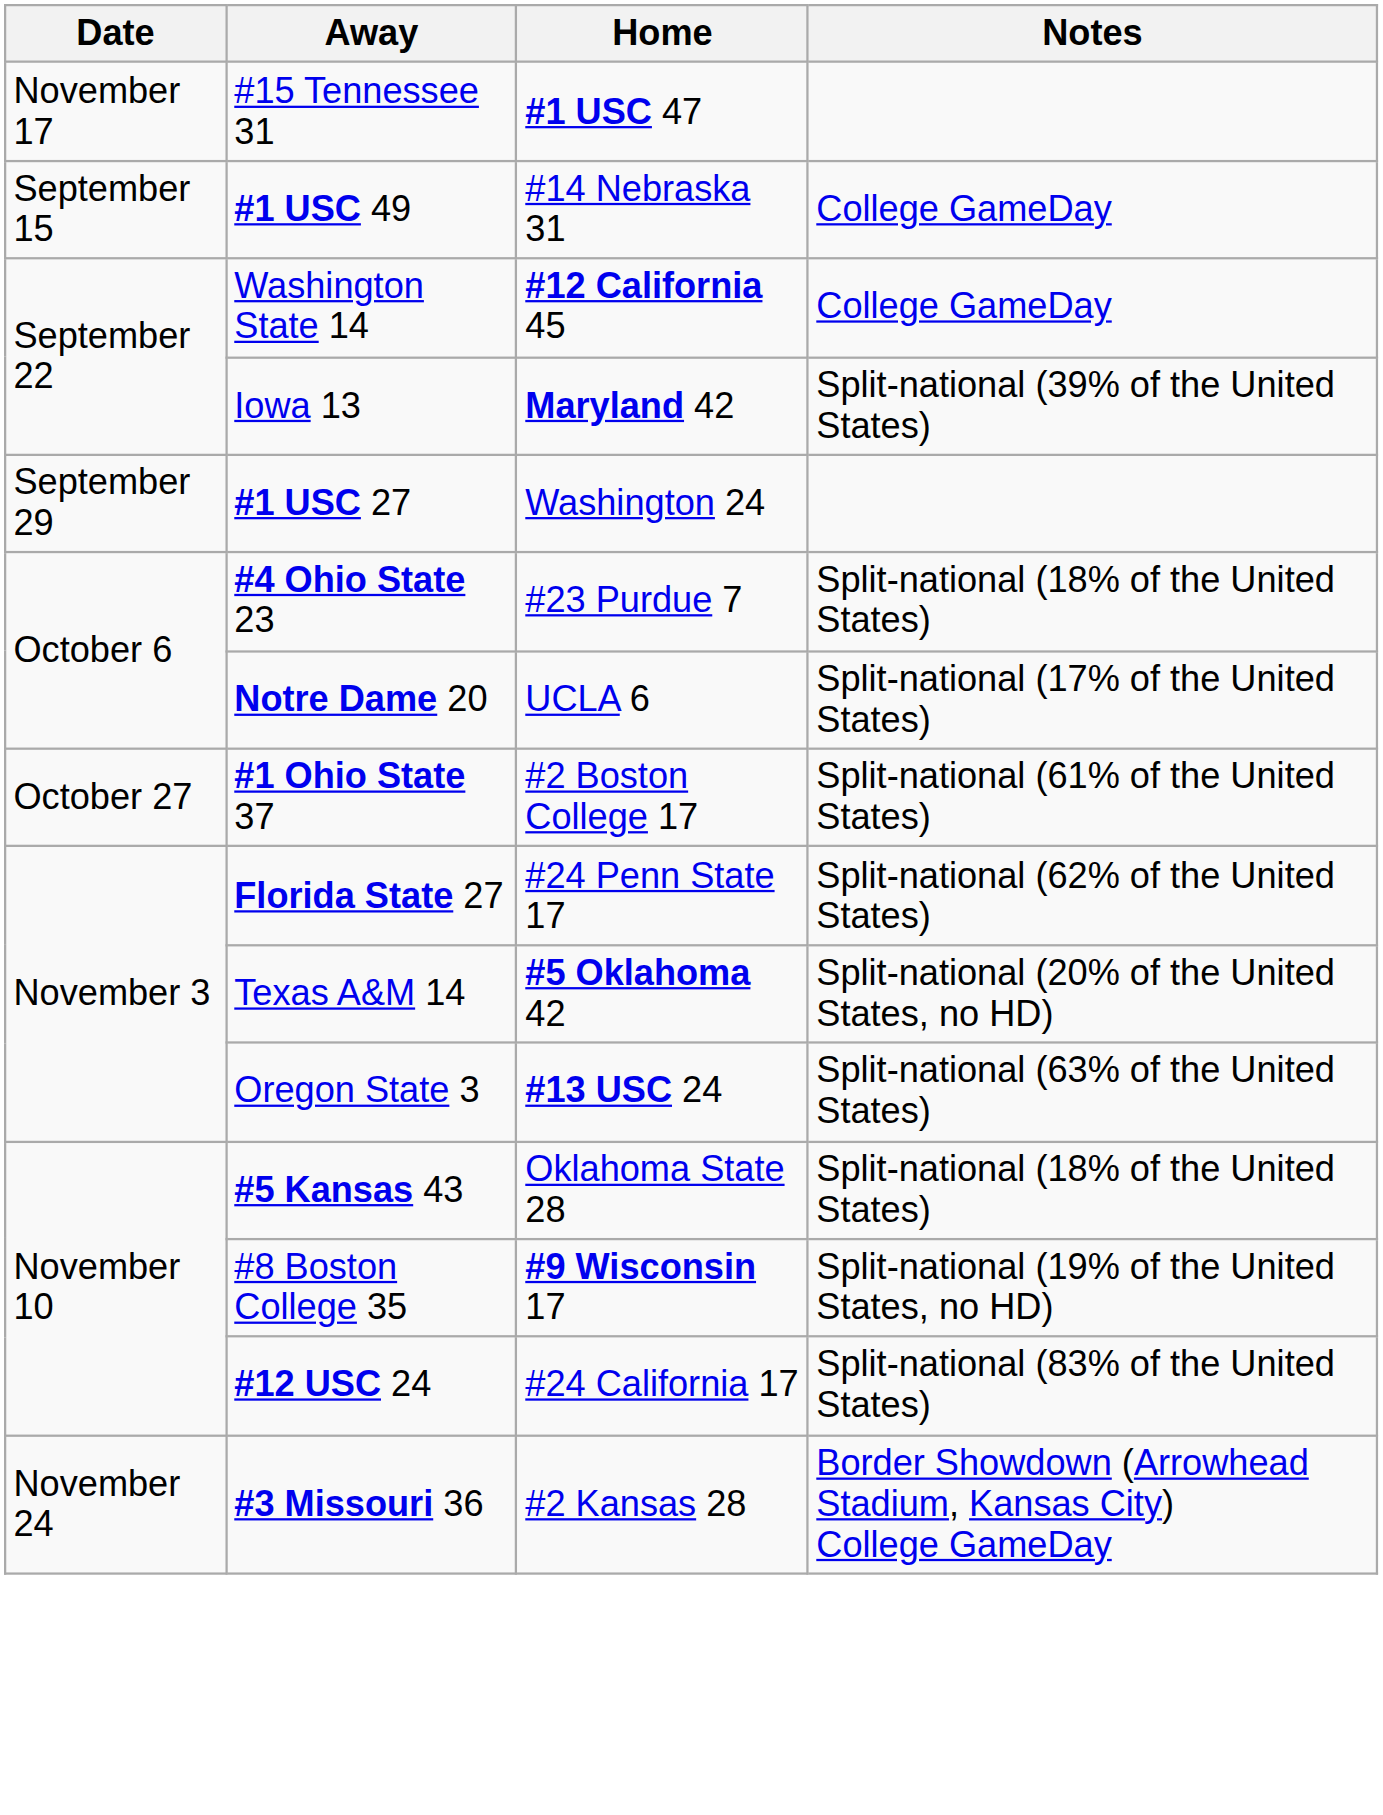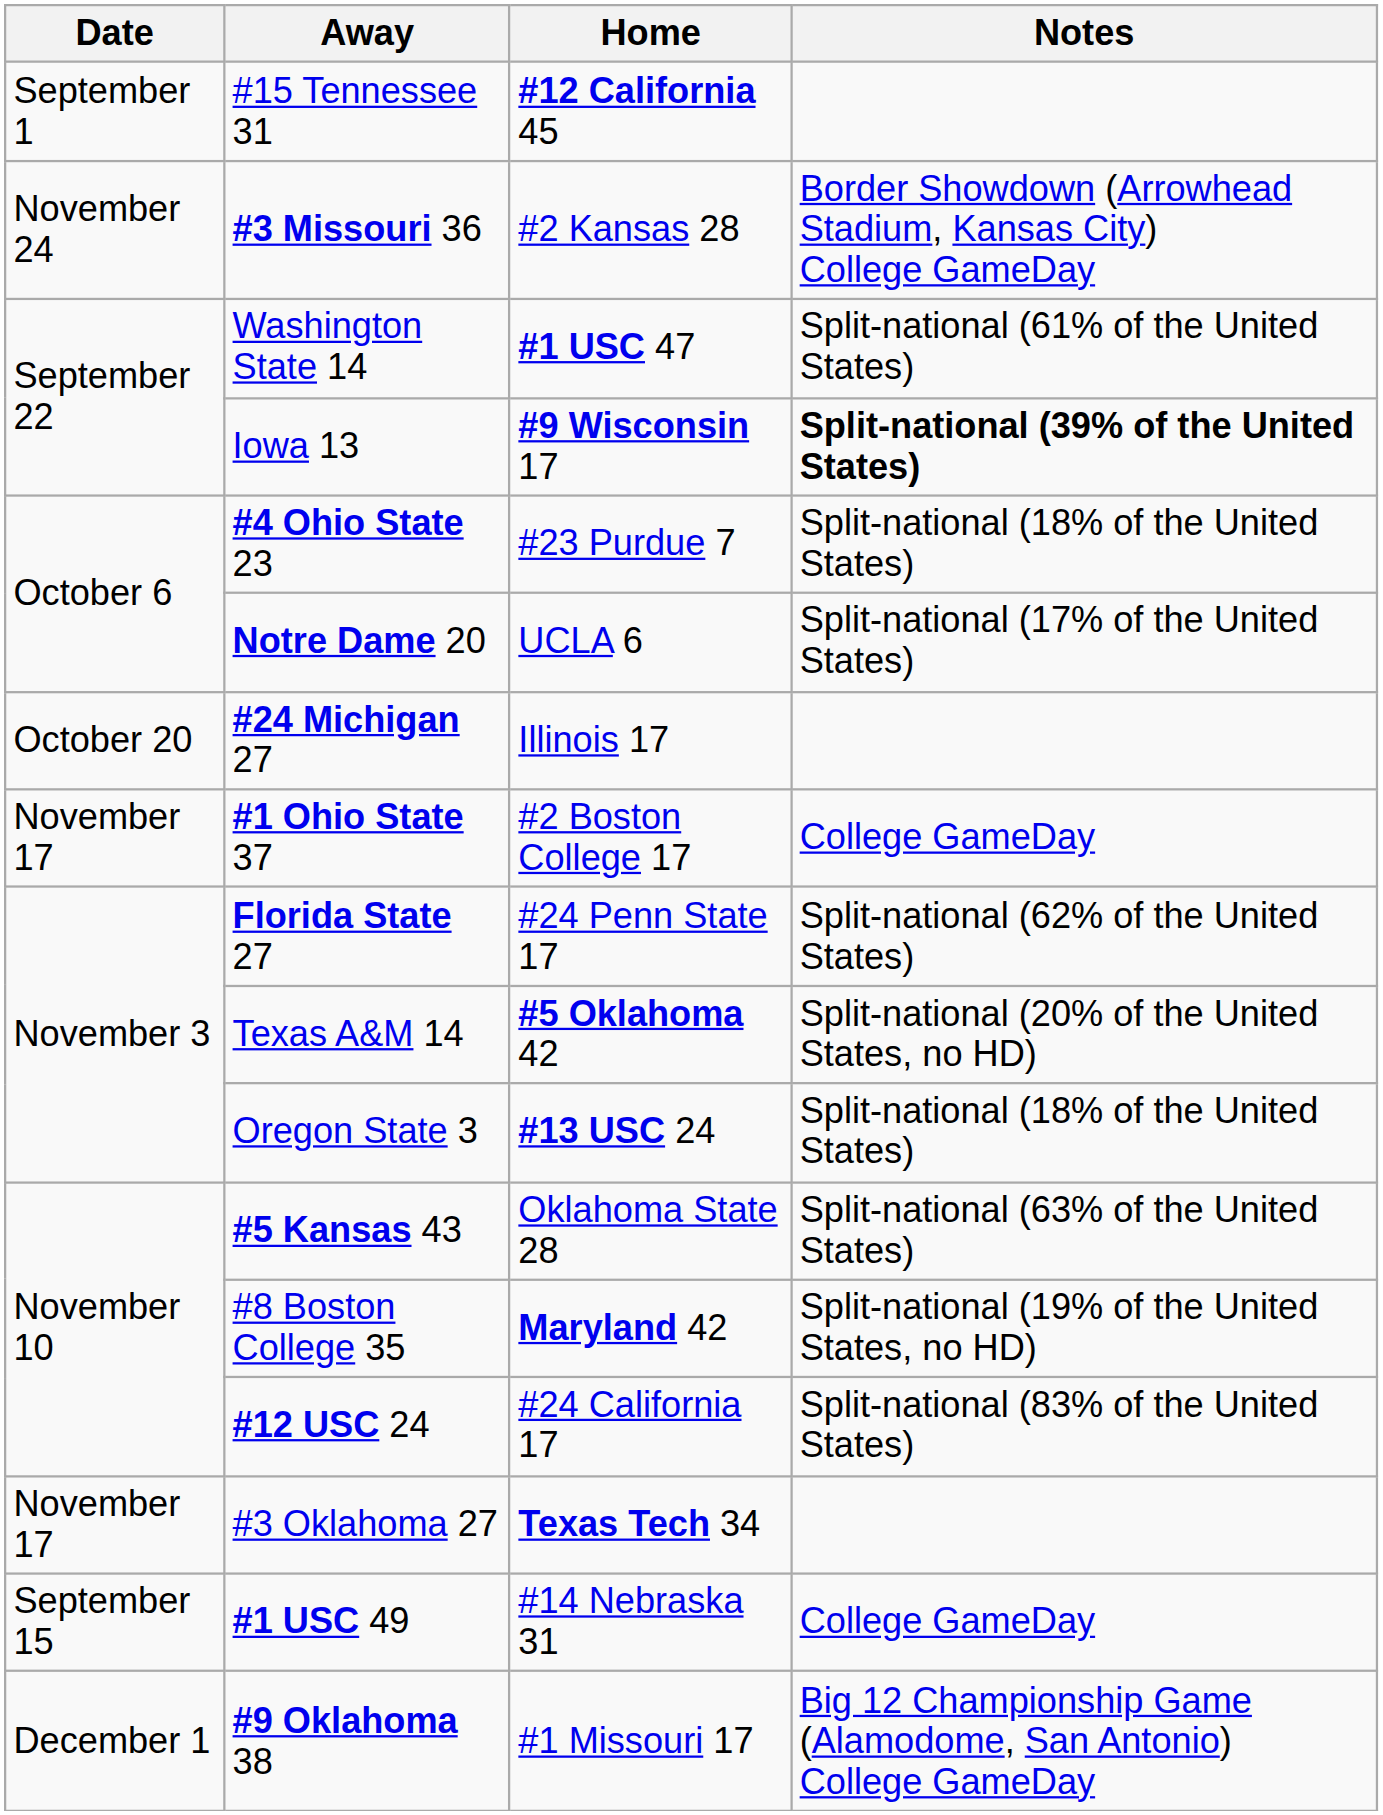(97, 110) November 17 -> (102, 110) September 1
(614, 110) #1 USC 47 -> (637, 110) #12 California 45
rows swapped: (323, 208) <-> (359, 1503)
(644, 306) #12 California 45 -> (607, 347) #1 USC 47
(964, 306) College GameDay -> (1059, 347) Split-national (61% of the United States)
(630, 404) Maryland 42 -> (634, 445) #9 Wisconsin 17
(1076, 404) normal -> (1077, 445) bold
- row: (323, 502)
+ row: (346, 739)
(103, 797) October 27 -> (97, 837) November 17
(1076, 797) Split-national (61% of the United States) -> (947, 837) College GameDay
(1076, 1091) Split-national (63% of the United States) -> (1059, 1131) Split-national (18% of the United States)
(1076, 1189) Split-national (18% of the United States) -> (1059, 1229) Split-national (63% of the United States)
(641, 1287) #9 Wisconsin 17 -> (623, 1327) Maryland 42
+ row: (365, 1523)
+ row: (345, 1740)
